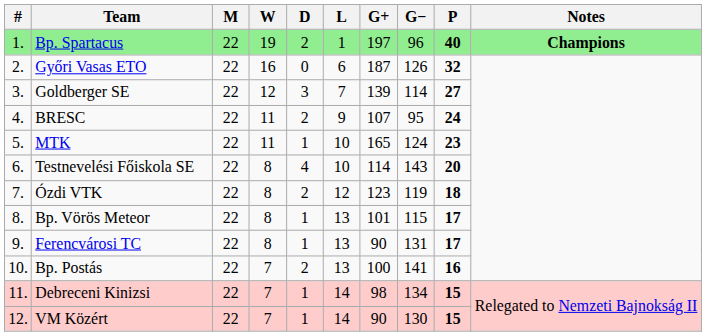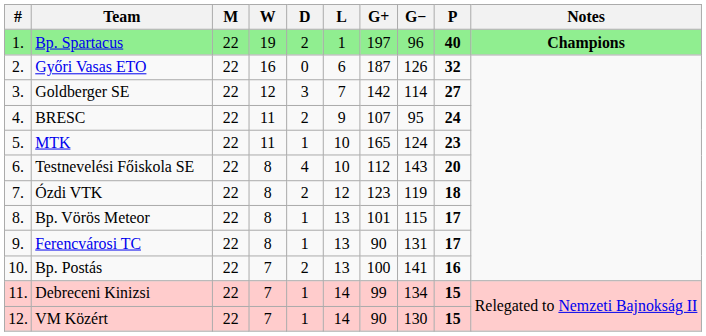(379, 92) 139 -> (379, 92) 142
(379, 167) 114 -> (379, 167) 112
(379, 293) 98 -> (379, 293) 99
